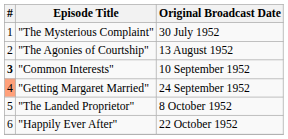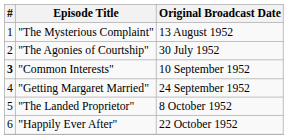(189, 32) 30 July 1952 -> (196, 32) 13 August 1952
(196, 50) 13 August 1952 -> (189, 50) 30 July 1952
(10, 87) lightsalmon background -> (10, 87) no background
